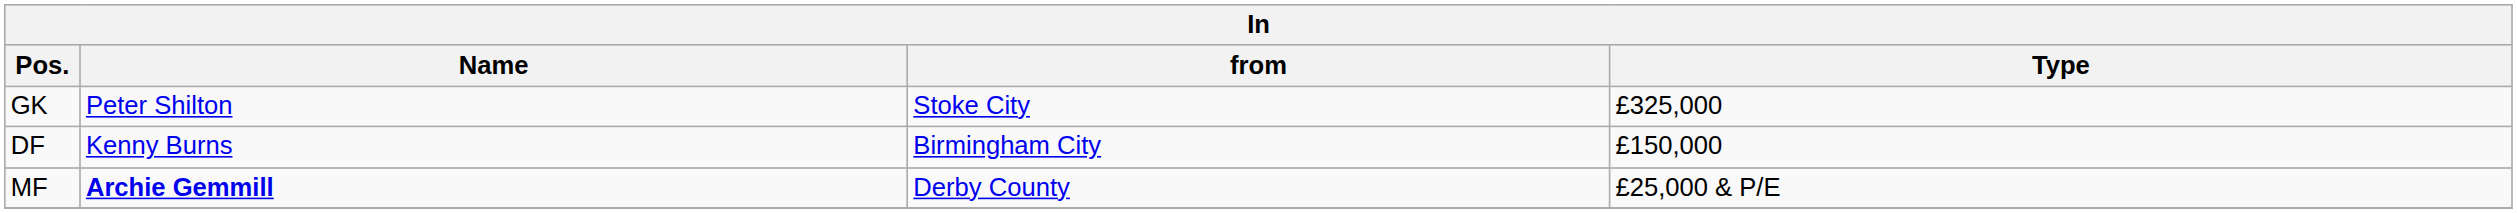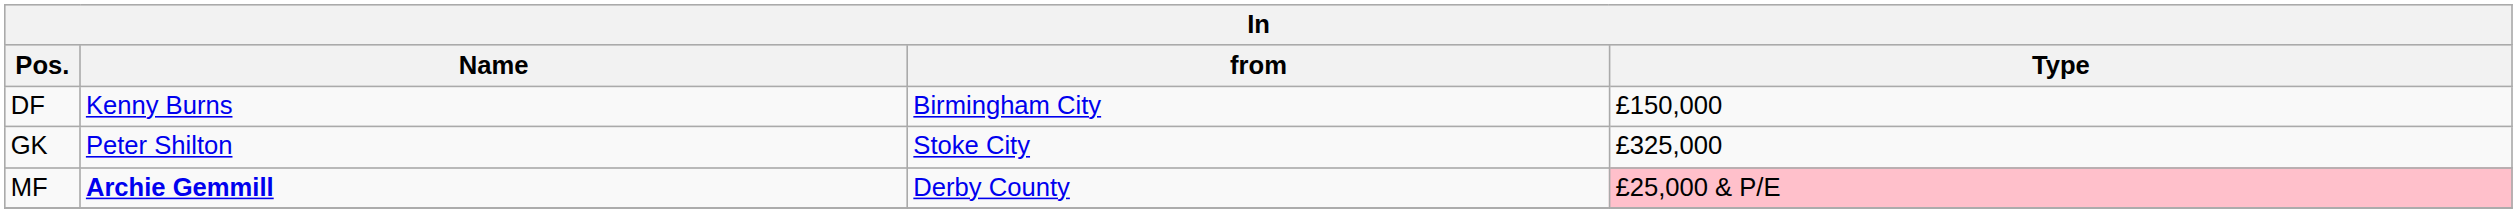rows swapped: (28, 146) <-> (29, 106)
(1698, 187) no background -> (1698, 187) pink background
